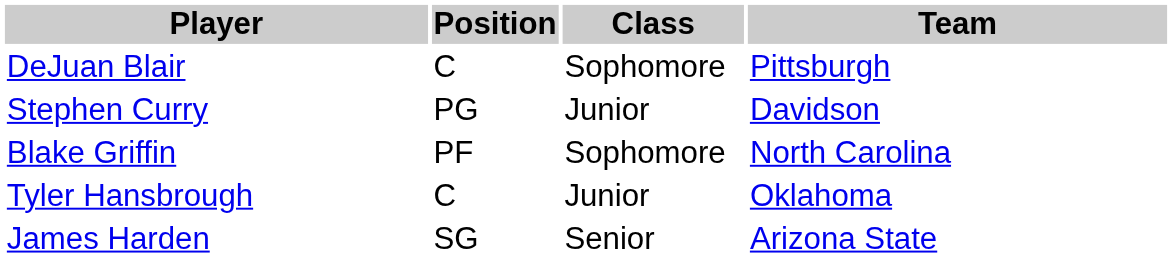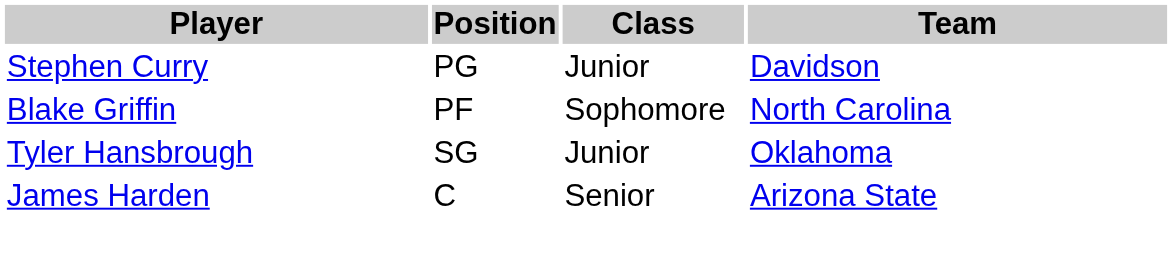- row: (96, 66)
(445, 195) C -> (456, 152) SG
(456, 238) SG -> (445, 195) C
